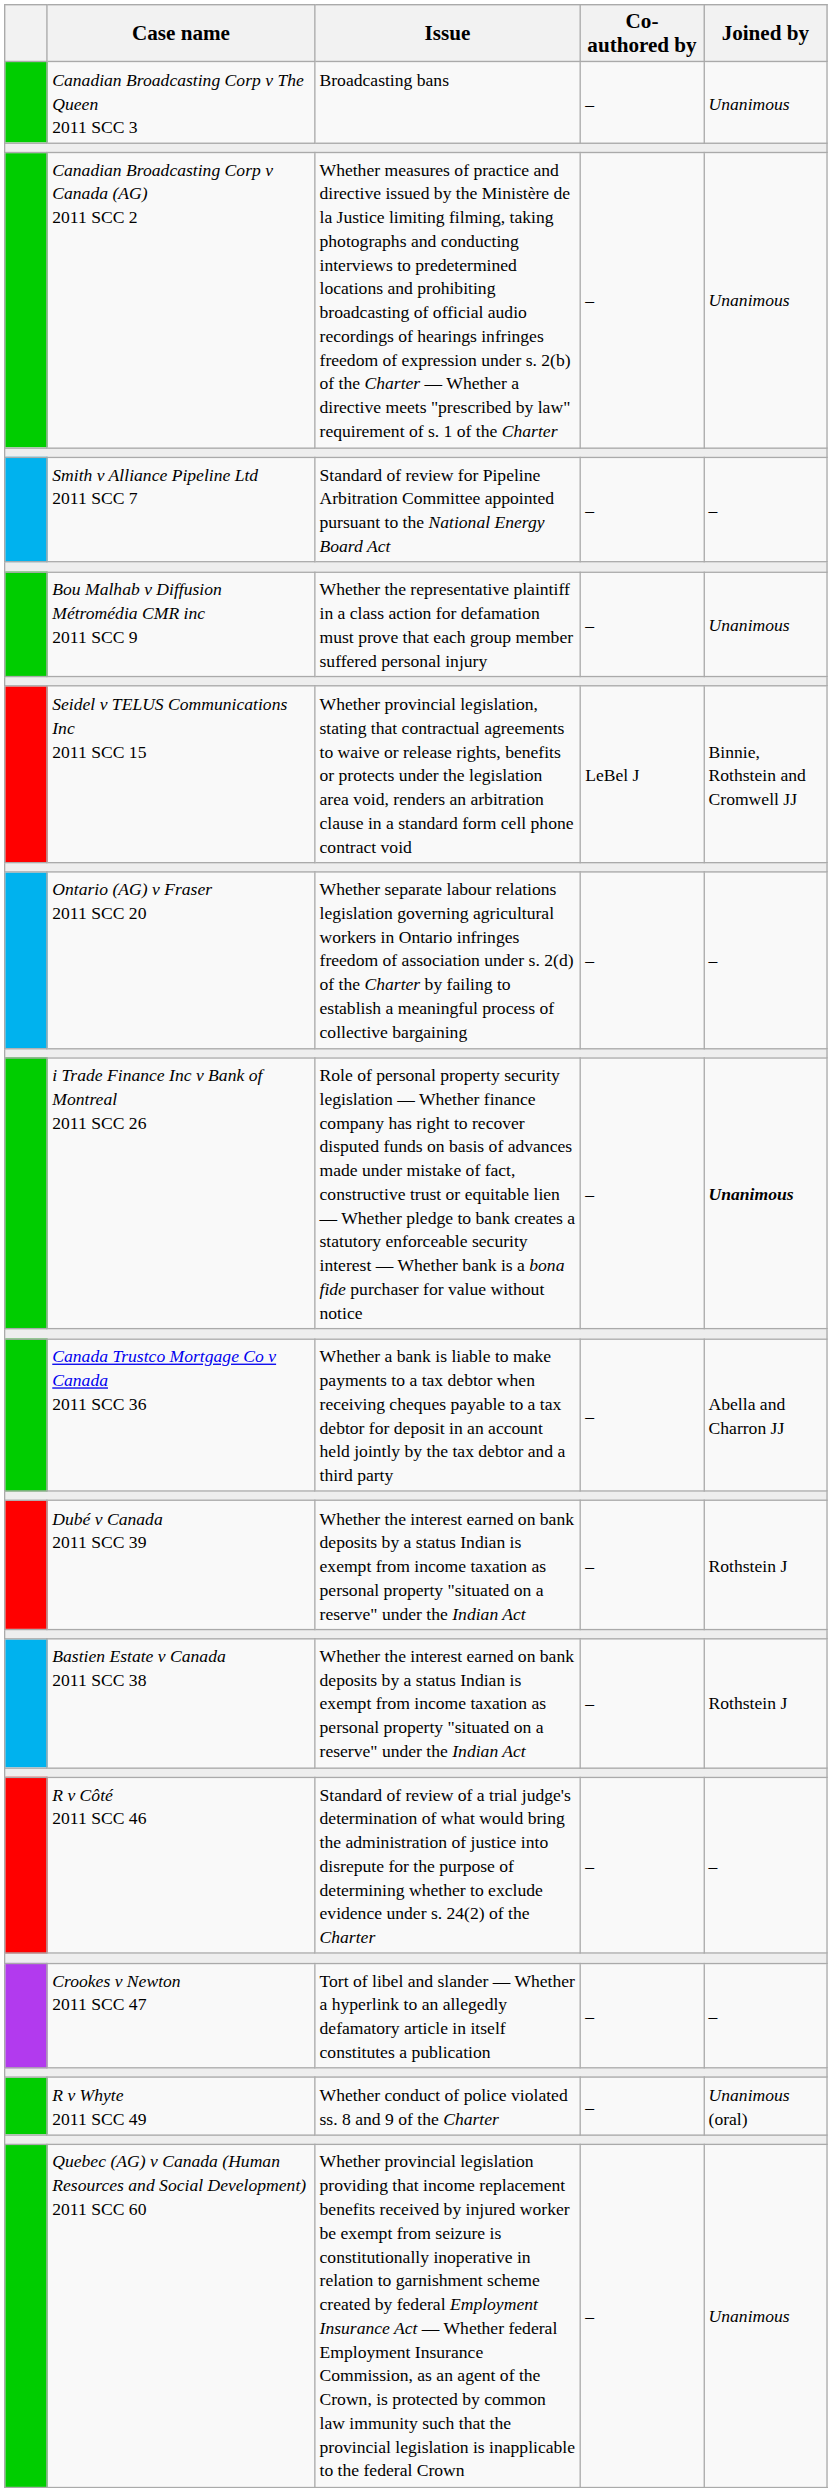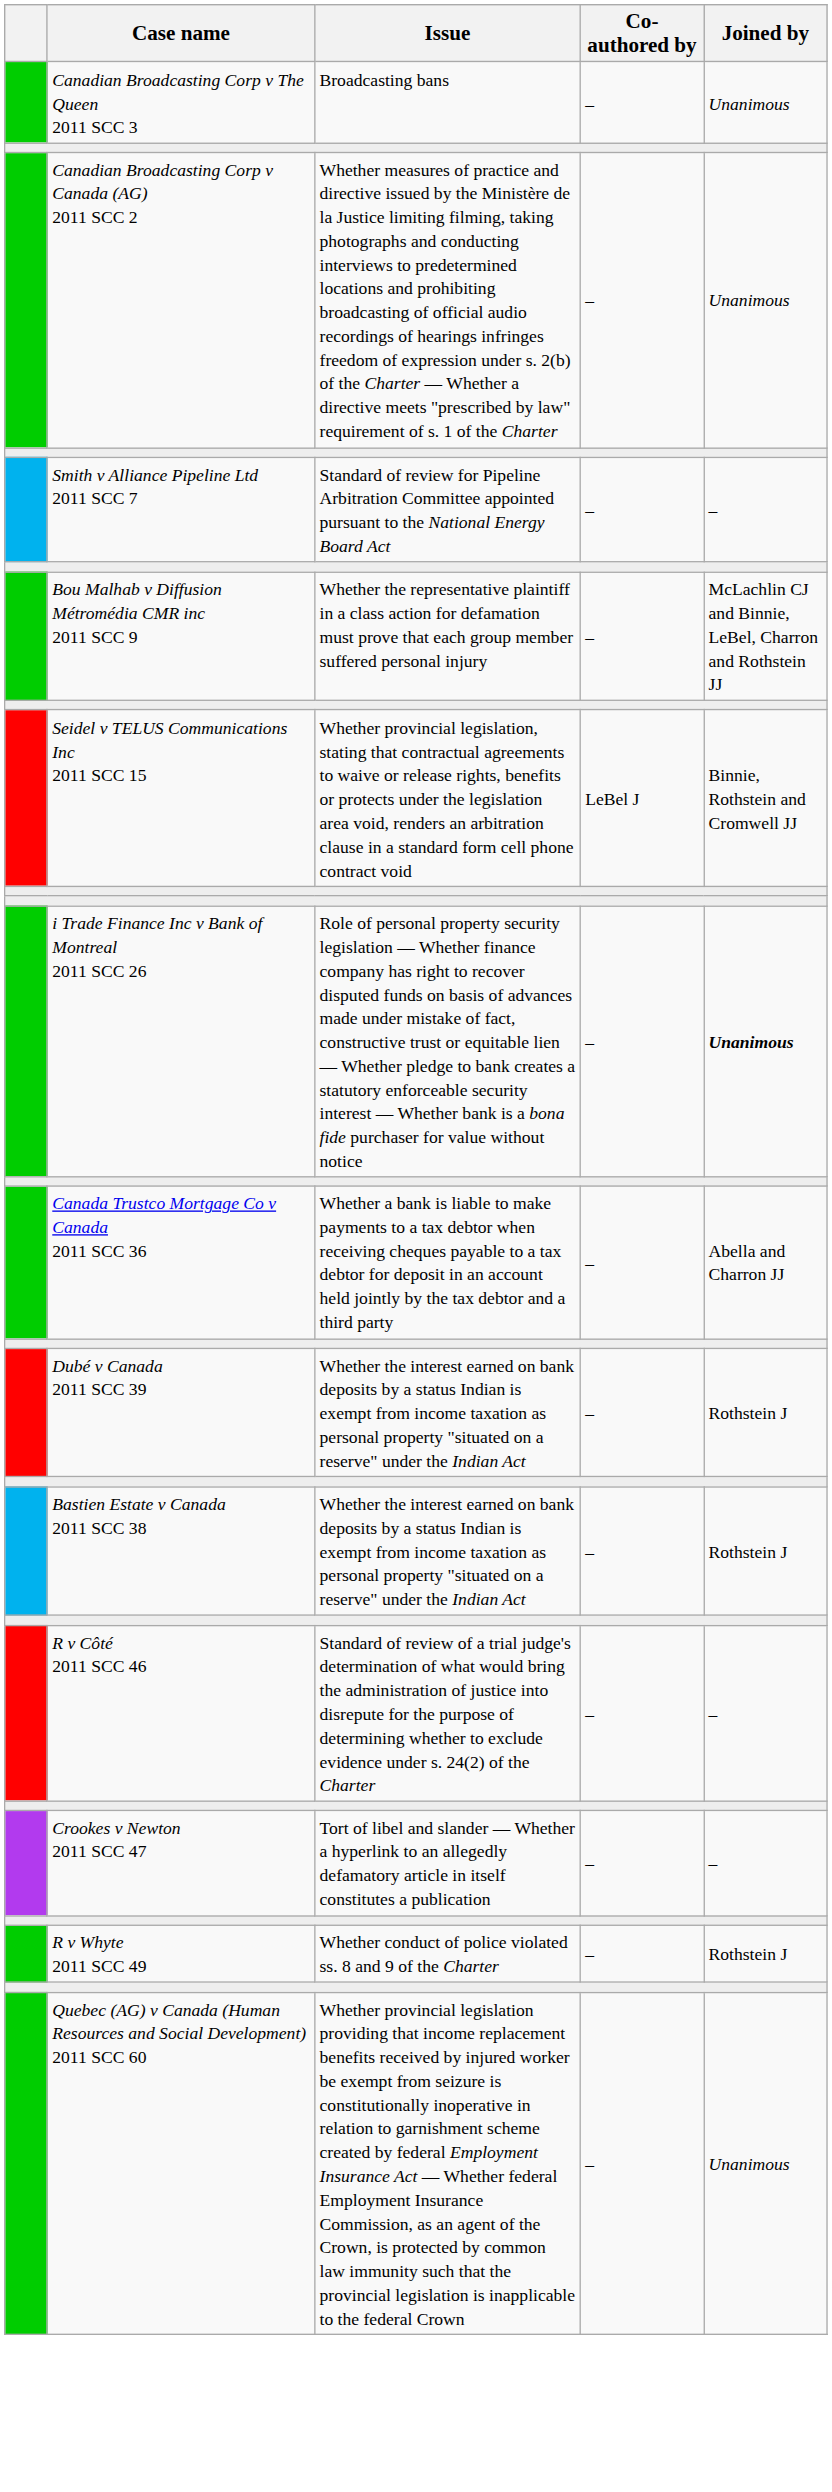(749, 625) Unanimous -> (763, 637) McLachlin CJ and Binnie, LeBel, Charron and Rothstein JJ
- row: (132, 901)
(749, 2107) Unanimous (oral) -> (748, 1955) Rothstein J
